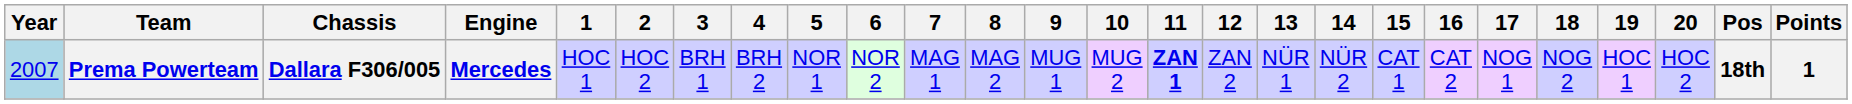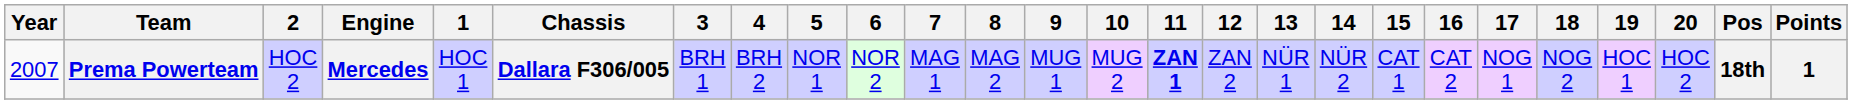columns swapped: (354, 22) <-> (645, 22)
(34, 69) lightblue background -> (34, 69) no background
